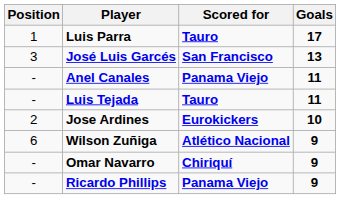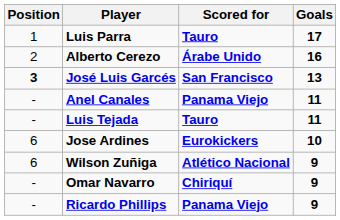+ row: (113, 57)
(34, 57) normal -> (34, 78) bold
(34, 120) 2 -> (34, 141) 6
